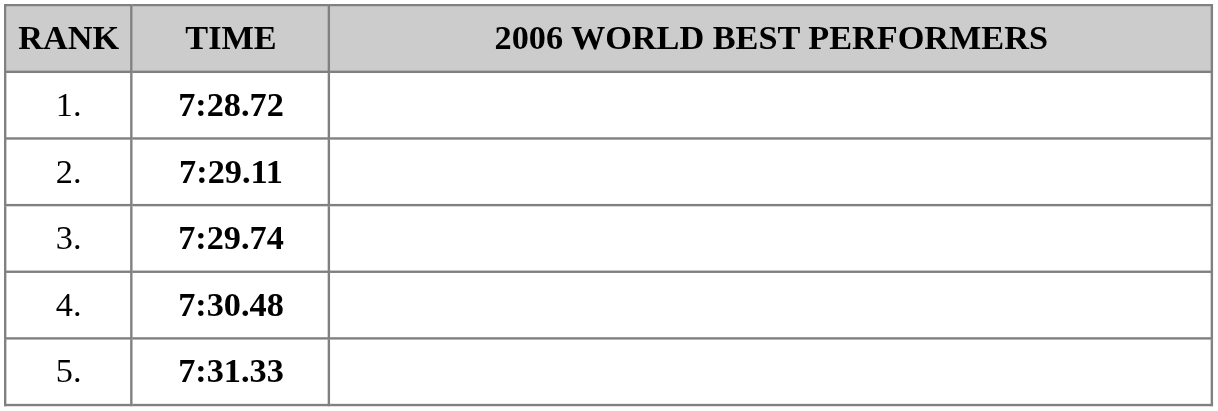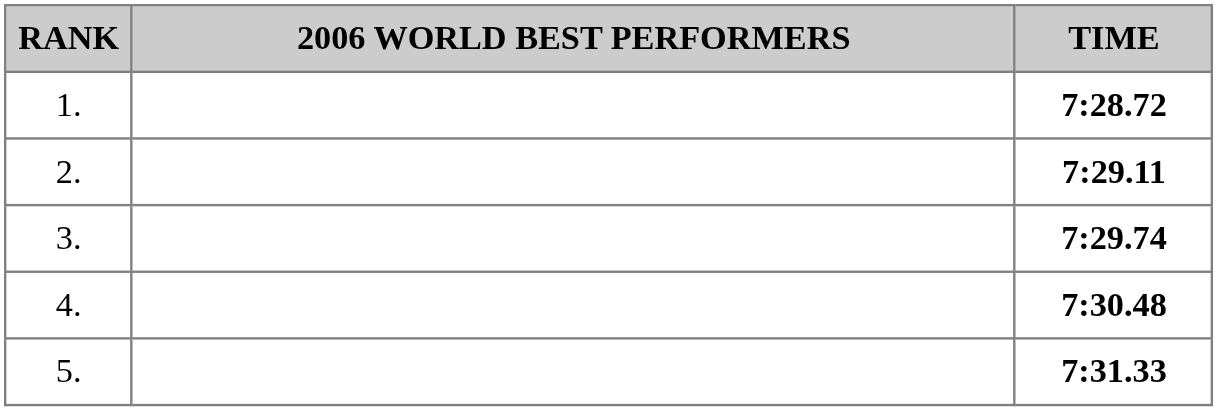columns swapped: (771, 37) <-> (231, 37)
